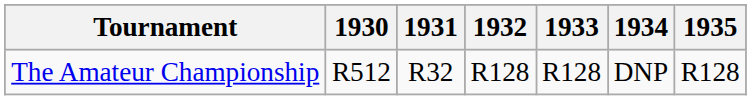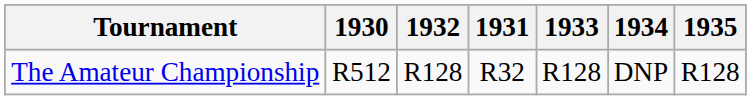columns swapped: (431, 27) <-> (500, 27)
